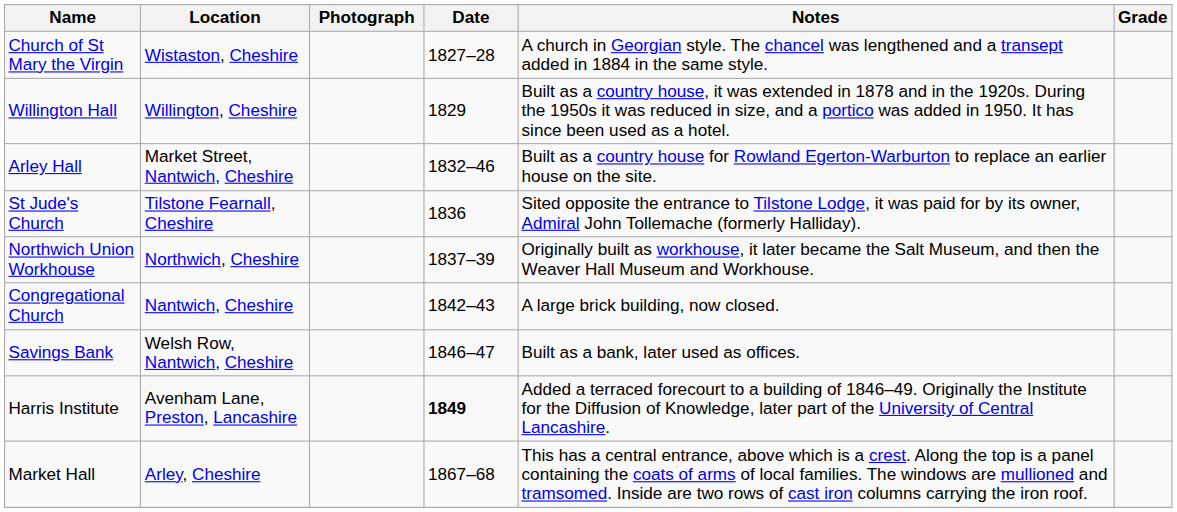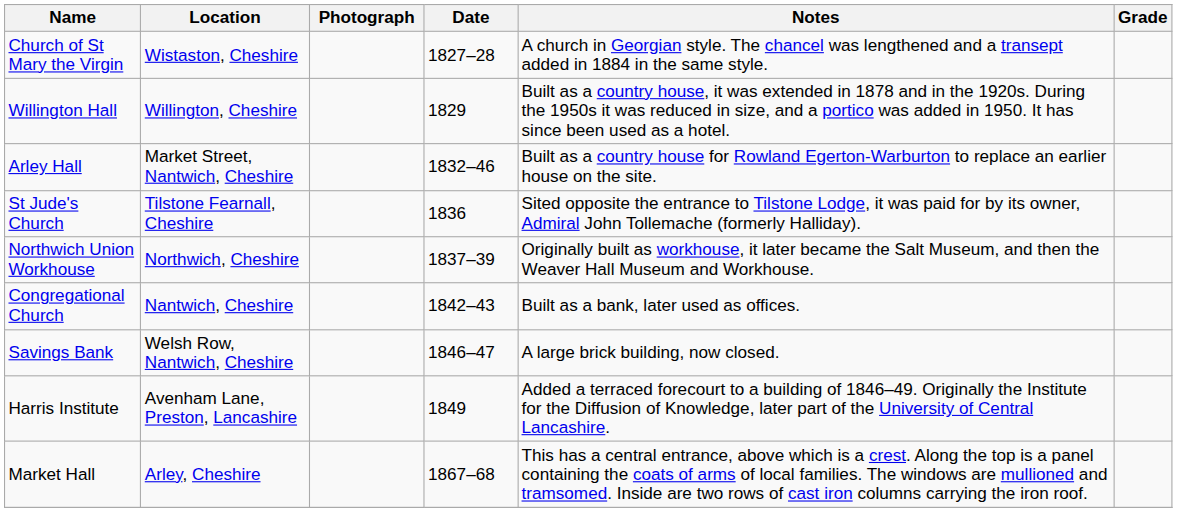(650, 306) A large brick building, now closed. -> (661, 306) Built as a bank, later used as offices.
(661, 352) Built as a bank, later used as offices. -> (650, 352) A large brick building, now closed.
(447, 408) bold -> (447, 408) normal
